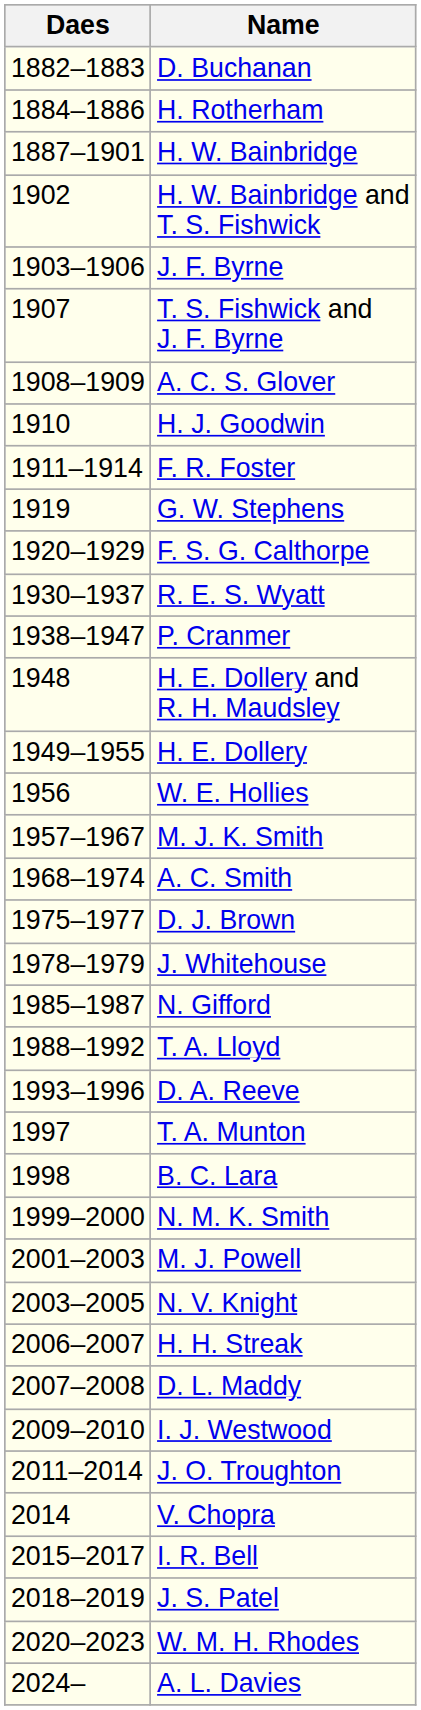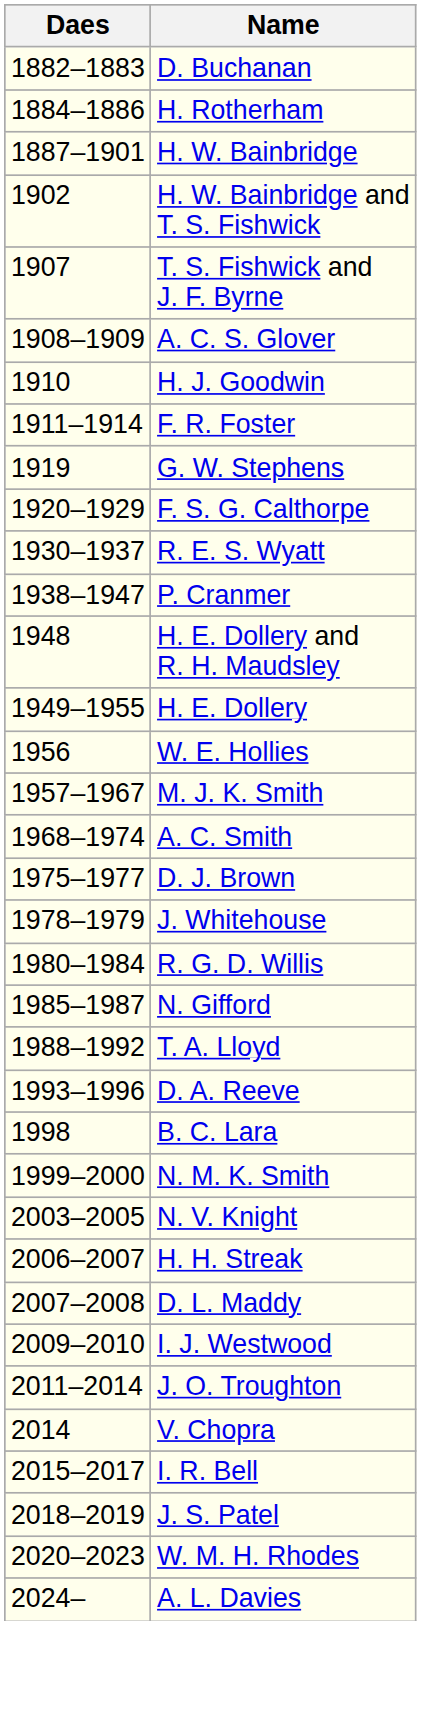- row: (220, 267)
+ row: (240, 963)
- row: (231, 1132)
- row: (229, 1260)
